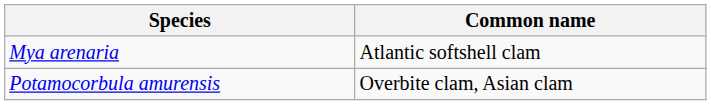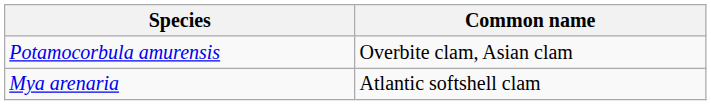rows swapped: (64, 52) <-> (115, 83)
